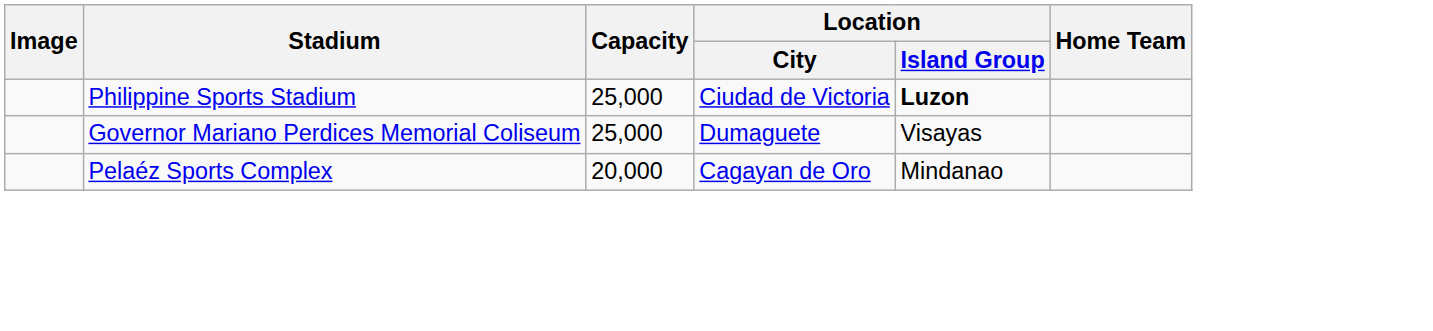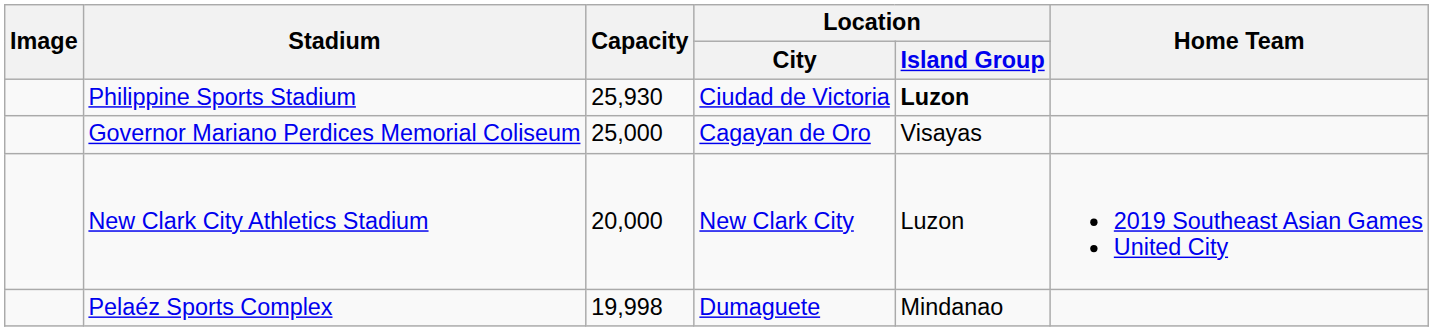(627, 97) 25,000 -> (627, 97) 25,930
(760, 134) Dumaguete -> (785, 134) Cagayan de Oro
+ row: (258, 220)
(627, 171) 20,000 -> (627, 307) 19,998
(785, 171) Cagayan de Oro -> (760, 307) Dumaguete
